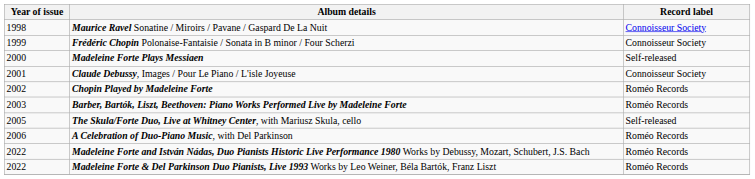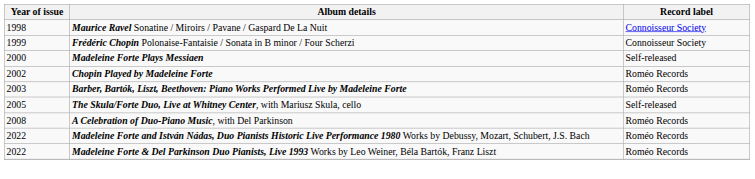- row: (184, 74)
(16, 136) 2006 -> (16, 120) 2008
